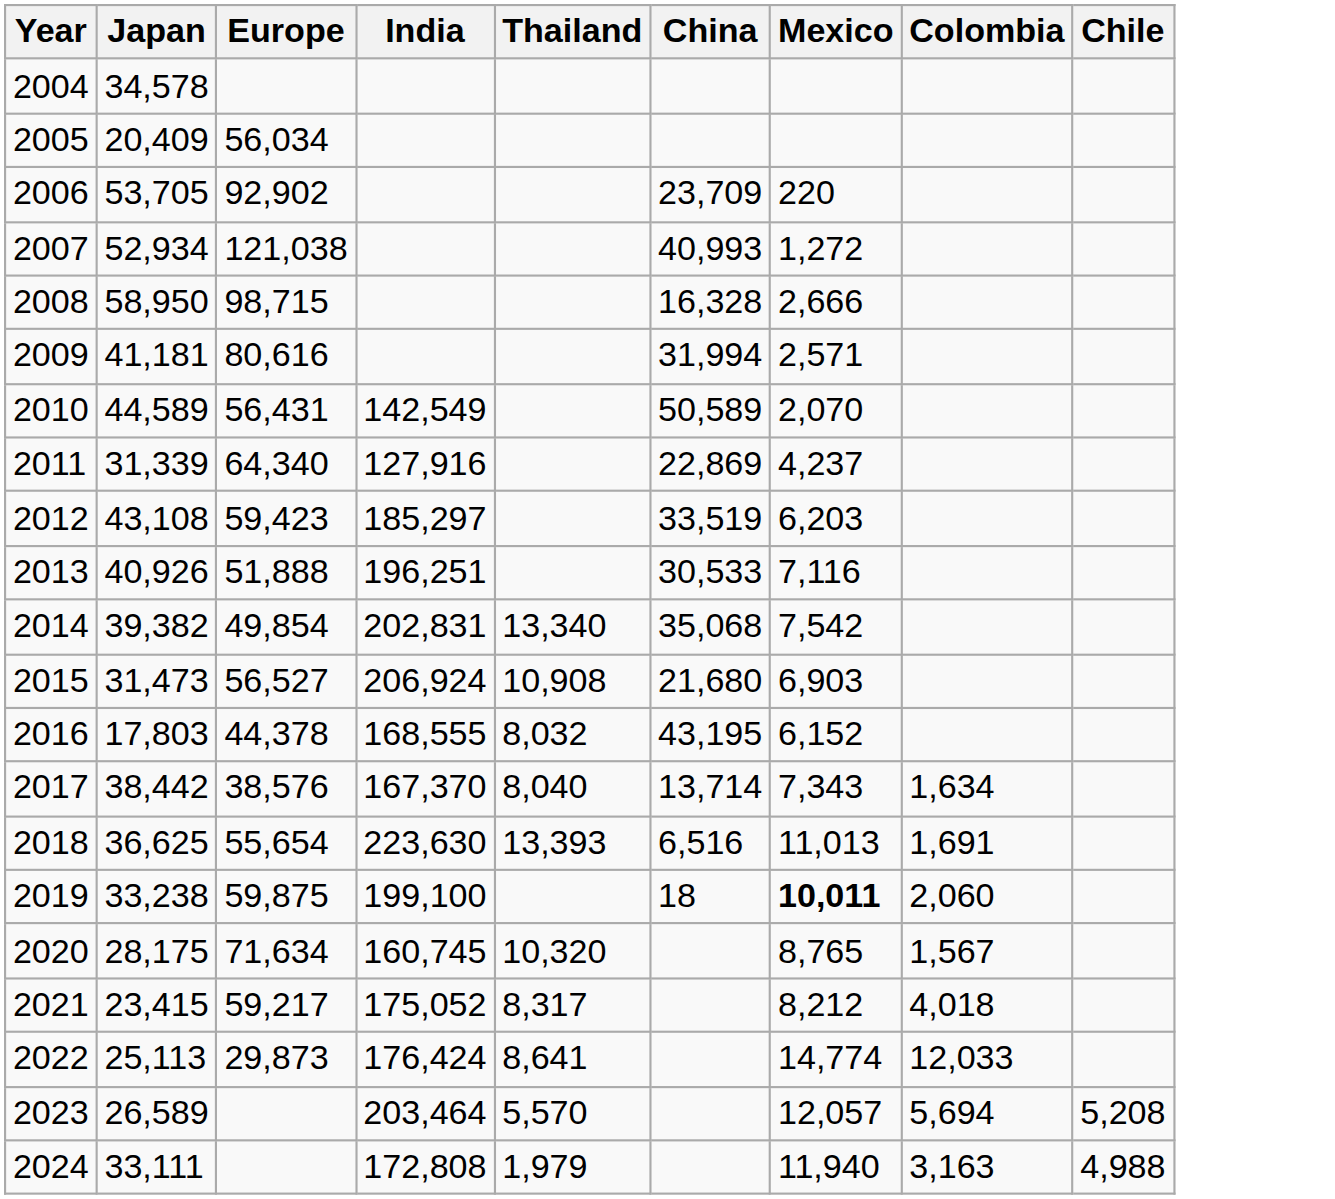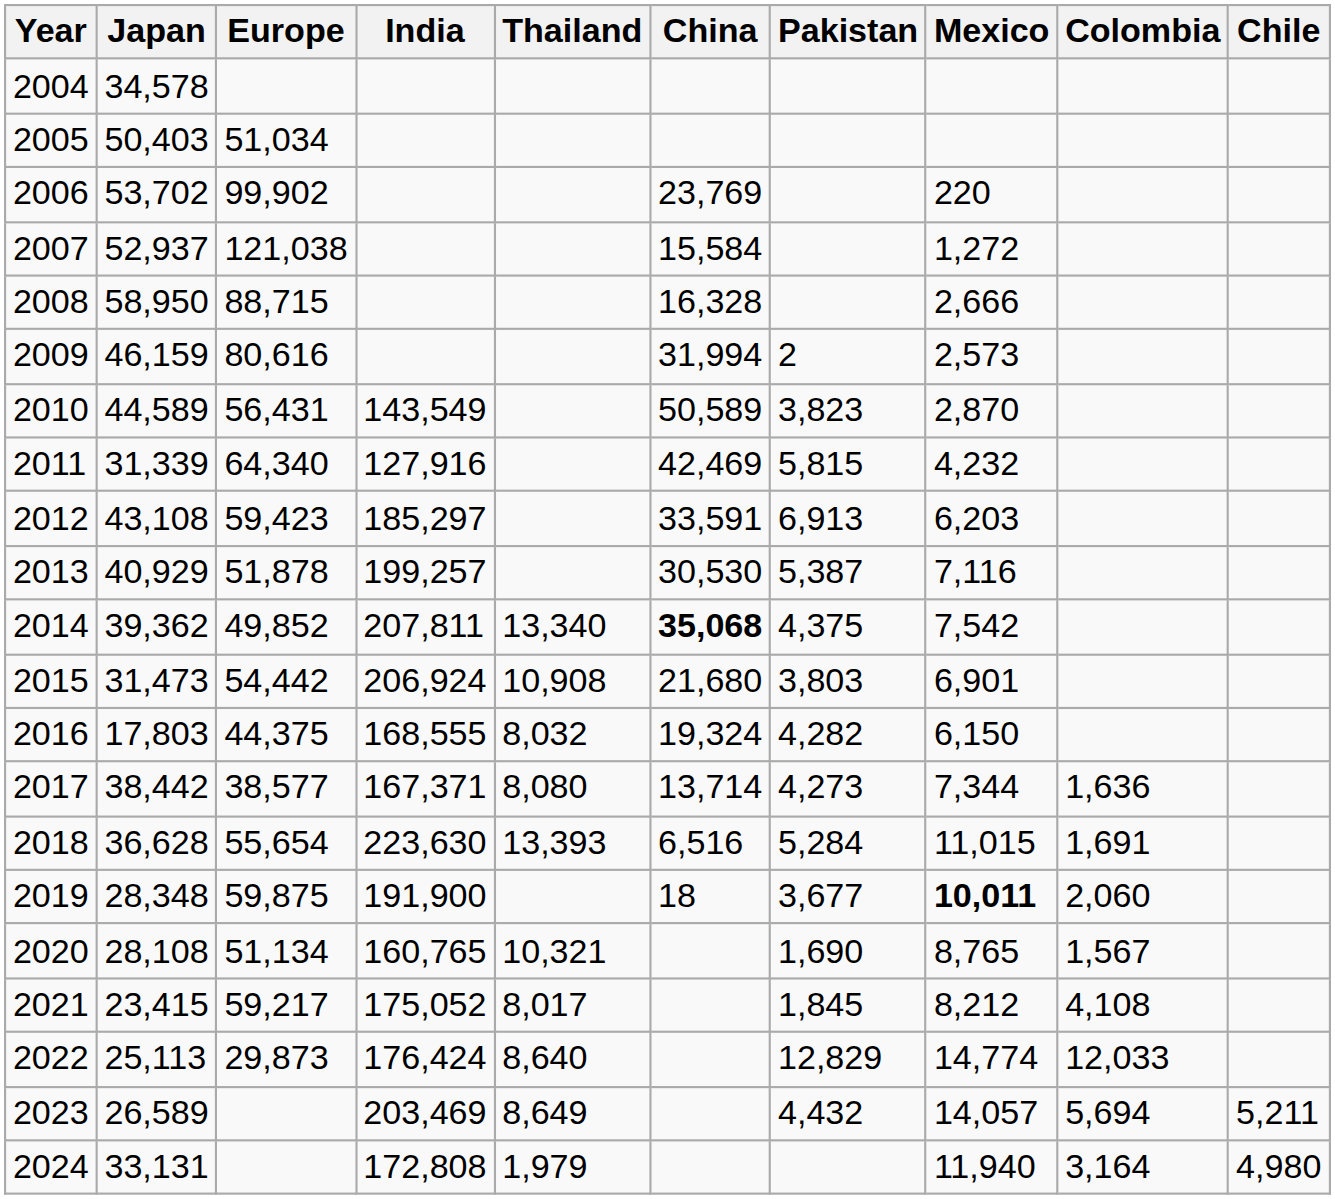+ column: (848, 31)
(157, 139) 20,409 -> (157, 139) 50,403
(277, 139) 56,034 -> (277, 139) 51,034
(157, 193) 53,705 -> (157, 193) 53,702
(277, 193) 92,902 -> (277, 193) 99,902
(710, 193) 23,709 -> (710, 193) 23,769
(157, 247) 52,934 -> (157, 247) 52,937
(710, 247) 40,993 -> (710, 247) 15,584
(277, 301) 98,715 -> (277, 301) 88,715
(157, 355) 41,181 -> (157, 355) 46,159
(821, 355) 2,571 -> (977, 355) 2,573
(425, 409) 142,549 -> (425, 409) 143,549
(821, 409) 2,070 -> (977, 409) 2,870
(710, 463) 22,869 -> (710, 463) 42,469
(821, 463) 4,237 -> (977, 463) 4,232
(710, 517) 33,519 -> (710, 517) 33,591
(157, 572) 40,926 -> (157, 572) 40,929
(277, 572) 51,888 -> (277, 572) 51,878
(425, 572) 196,251 -> (425, 572) 199,257
(710, 572) 30,533 -> (710, 572) 30,530
(157, 626) 39,382 -> (157, 626) 39,362
(277, 626) 49,854 -> (277, 626) 49,852
(425, 626) 202,831 -> (424, 626) 207,811
(710, 626) normal -> (710, 626) bold
(277, 680) 56,527 -> (277, 680) 54,442
(821, 680) 6,903 -> (977, 680) 6,901
(277, 734) 44,378 -> (277, 734) 44,375
(710, 734) 43,195 -> (710, 734) 19,324
(821, 734) 6,152 -> (977, 734) 6,150
(277, 788) 38,576 -> (277, 788) 38,577
(425, 788) 167,370 -> (425, 788) 167,371
(545, 788) 8,040 -> (545, 788) 8,080
(821, 788) 7,343 -> (977, 788) 7,344
(952, 788) 1,634 -> (1108, 788) 1,636
(157, 842) 36,625 -> (157, 842) 36,628
(829, 842) 11,013 -> (985, 842) 11,015
(157, 896) 33,238 -> (157, 896) 28,348
(425, 896) 199,100 -> (425, 896) 191,900
(157, 950) 28,175 -> (157, 950) 28,108
(277, 950) 71,634 -> (277, 950) 51,134
(425, 950) 160,745 -> (425, 950) 160,765
(554, 950) 10,320 -> (554, 950) 10,321
(545, 1004) 8,317 -> (545, 1004) 8,017
(952, 1004) 4,018 -> (1108, 1004) 4,108
(545, 1058) 8,641 -> (545, 1058) 8,640
(425, 1112) 203,464 -> (425, 1112) 203,469
(545, 1112) 5,570 -> (545, 1112) 8,649
(830, 1112) 12,057 -> (986, 1112) 14,057
(1123, 1112) 5,208 -> (1277, 1112) 5,211
(154, 1166) 33,111 -> (157, 1166) 33,131
(952, 1166) 3,163 -> (1108, 1166) 3,164
(1123, 1166) 4,988 -> (1279, 1166) 4,980
